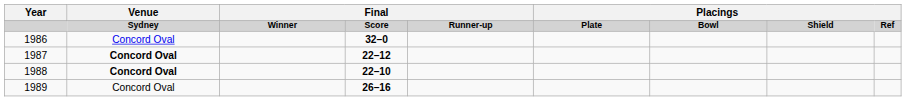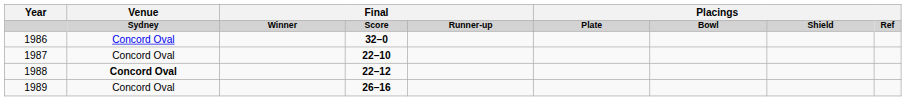(143, 56) bold -> (143, 56) normal
(377, 56) 22–12 -> (377, 56) 22–10
(377, 72) 22–10 -> (377, 72) 22–12
